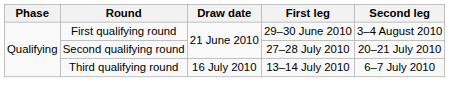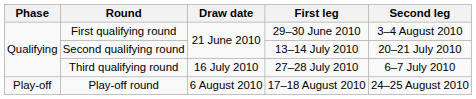(308, 49) 27–28 July 2010 -> (317, 49) 13–14 July 2010
(308, 67) 13–14 July 2010 -> (317, 67) 27–28 July 2010
+ row: (124, 85)
